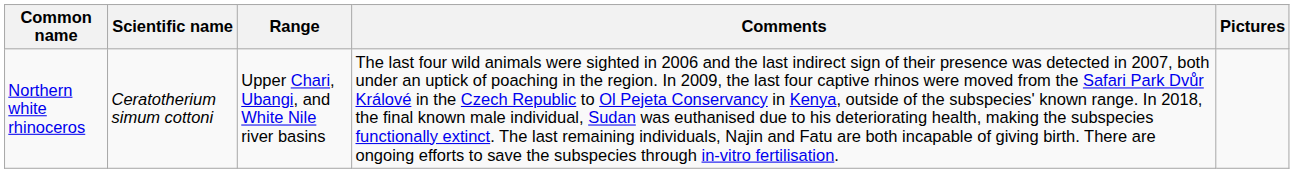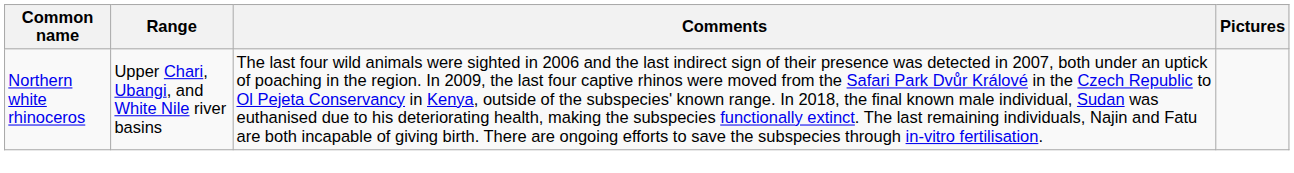- column: (173, 26)
